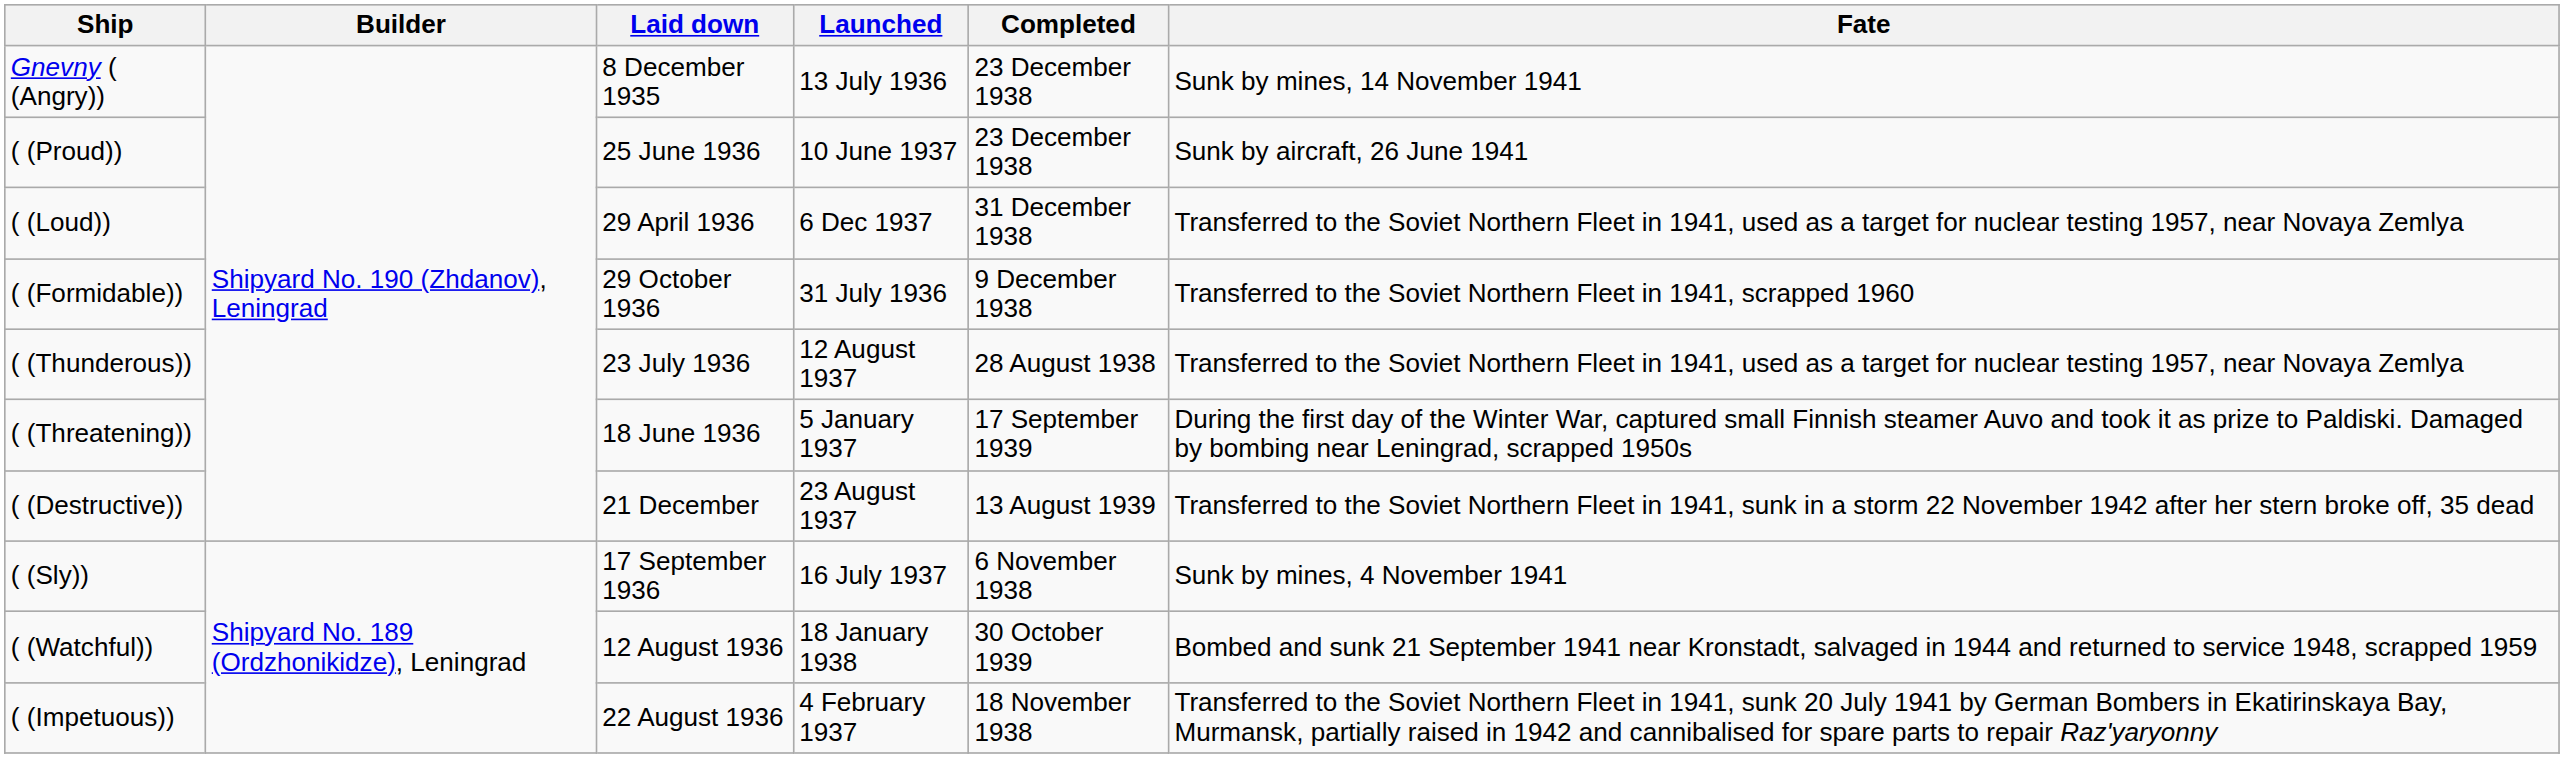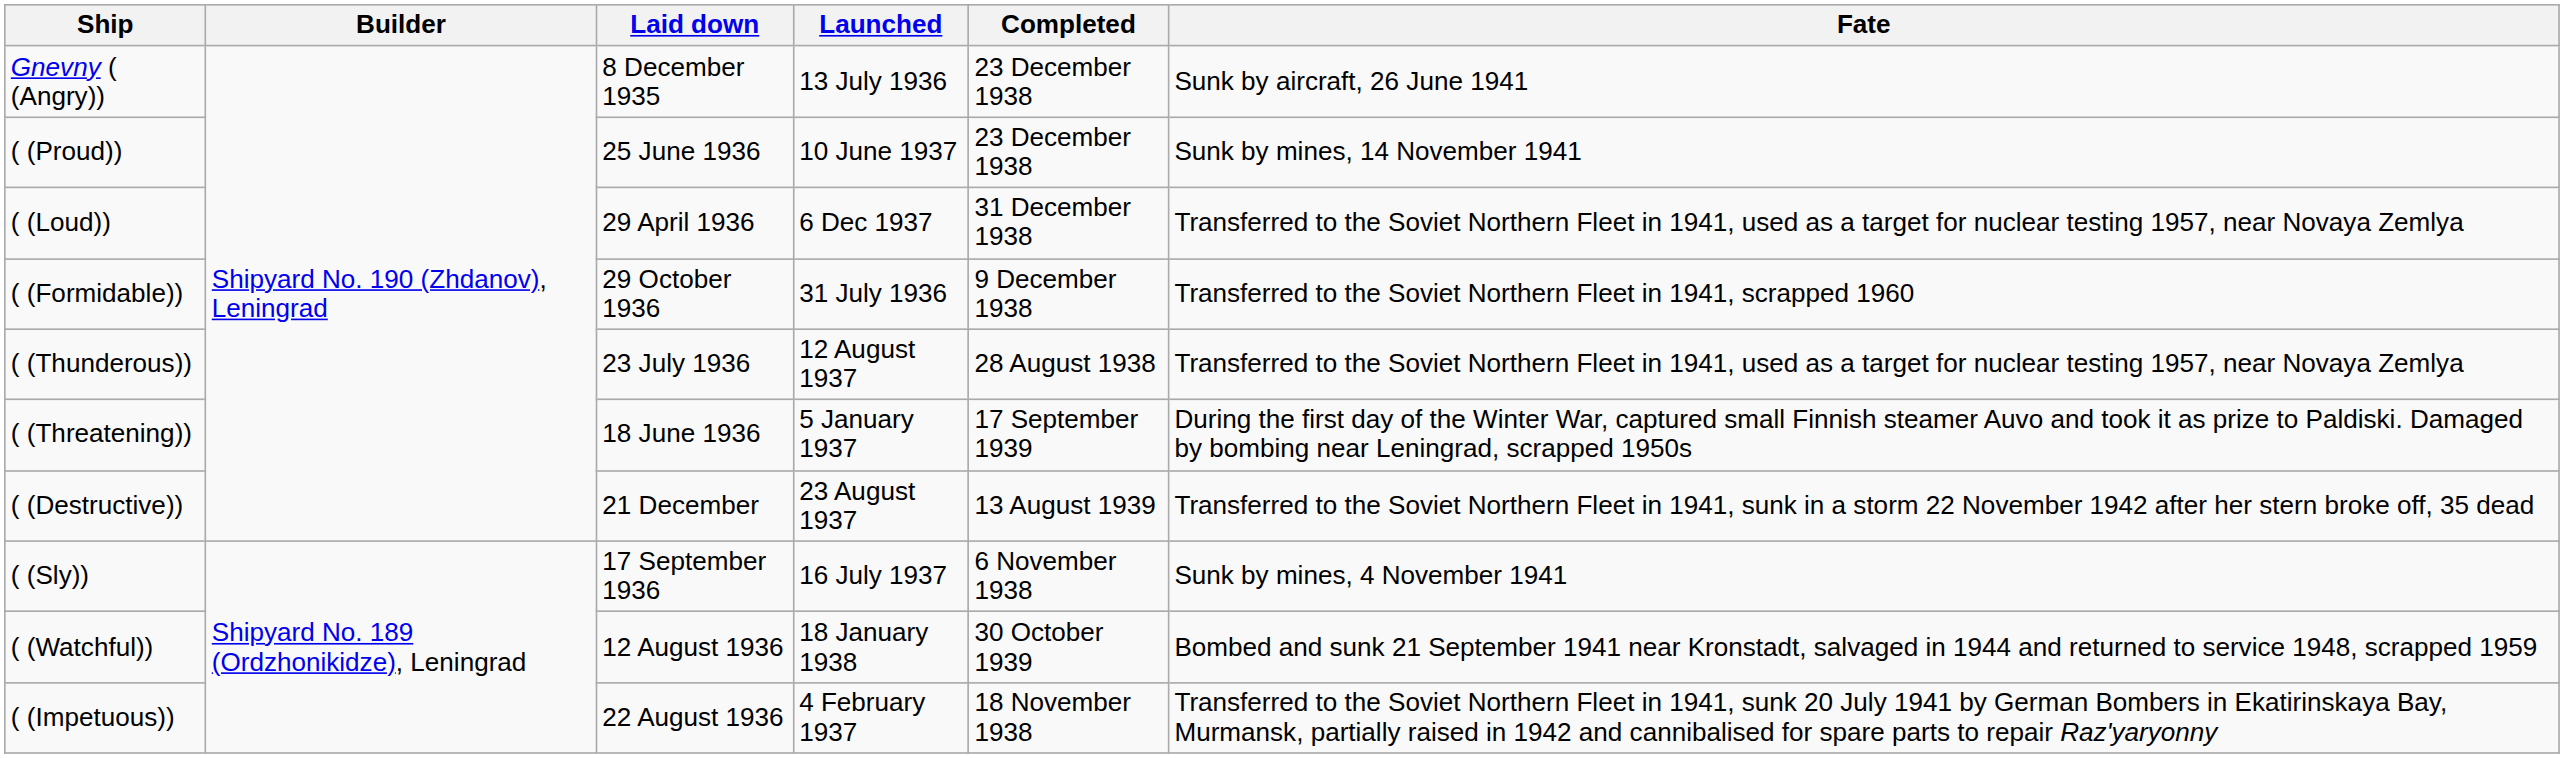(1378, 81) Sunk by mines, 14 November 1941 -> (1351, 81) Sunk by aircraft, 26 June 1941
(1351, 151) Sunk by aircraft, 26 June 1941 -> (1378, 151) Sunk by mines, 14 November 1941
